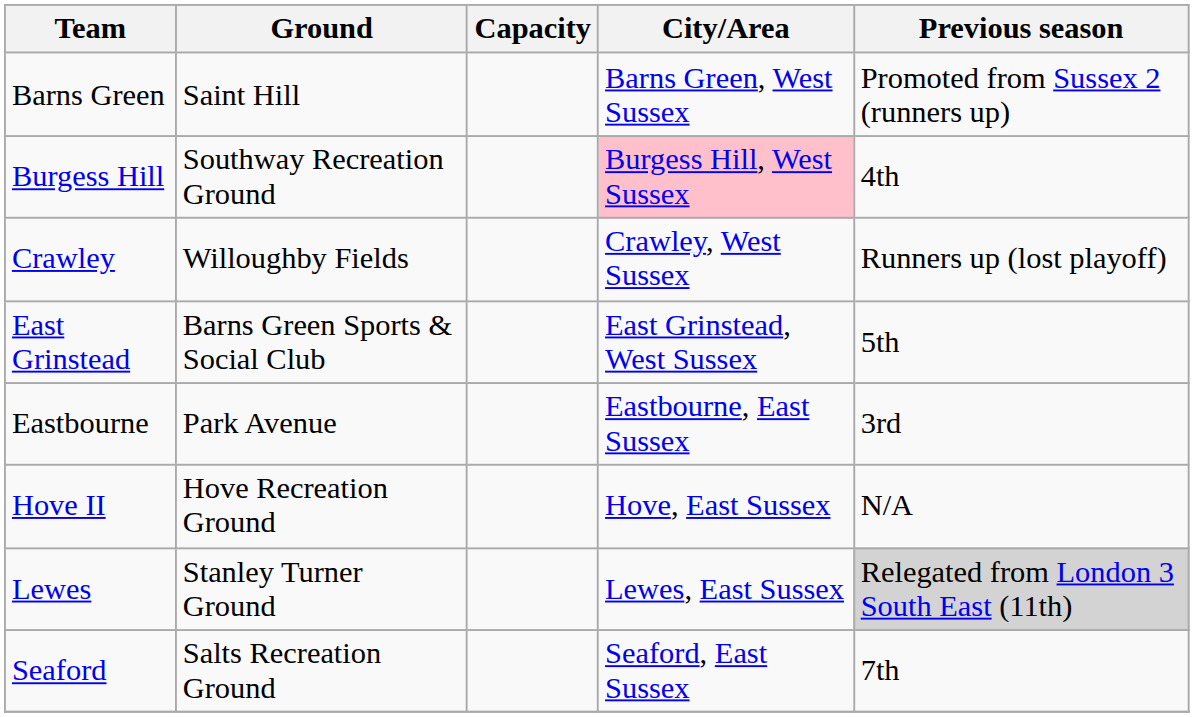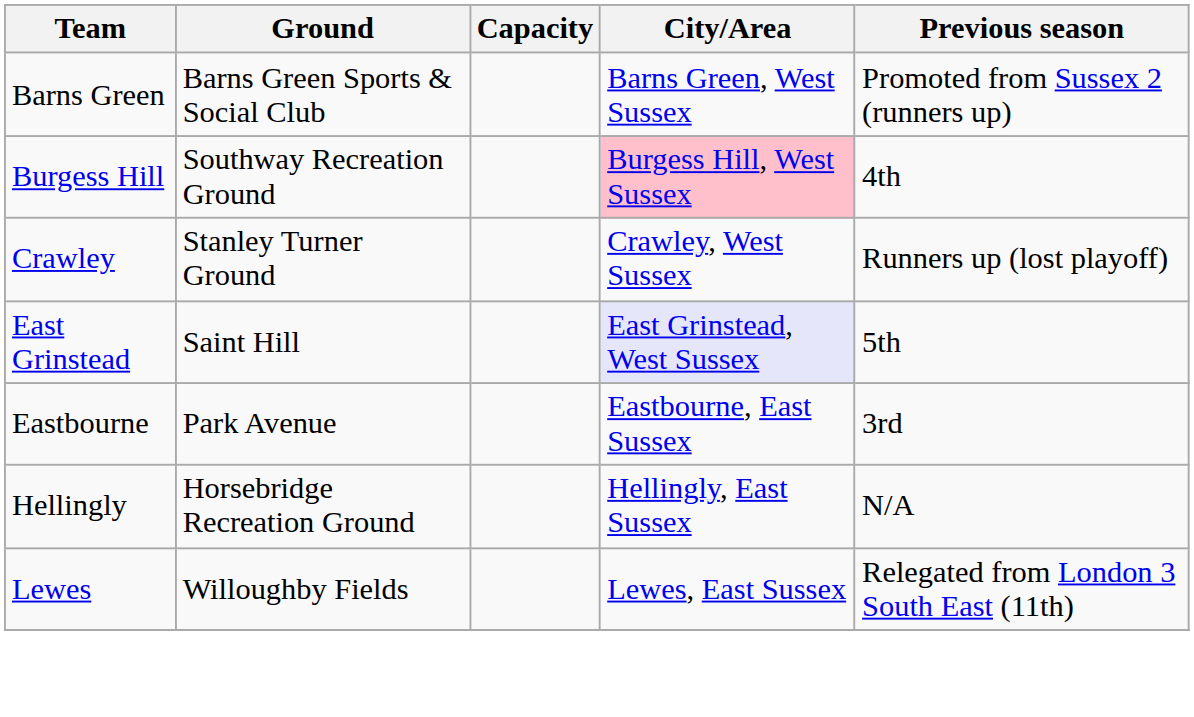(241, 93) Saint Hill -> (317, 93) Barns Green Sports & Social Club
(296, 258) Willoughby Fields -> (273, 258) Stanley Turner Ground
(317, 341) Barns Green Sports & Social Club -> (241, 341) Saint Hill
(698, 341) no background -> (700, 341) lavender background
+ row: (69, 505)
- row: (59, 505)
(273, 588) Stanley Turner Ground -> (296, 588) Willoughby Fields
(1017, 588) lightgrey background -> (1019, 588) no background
- row: (59, 670)
